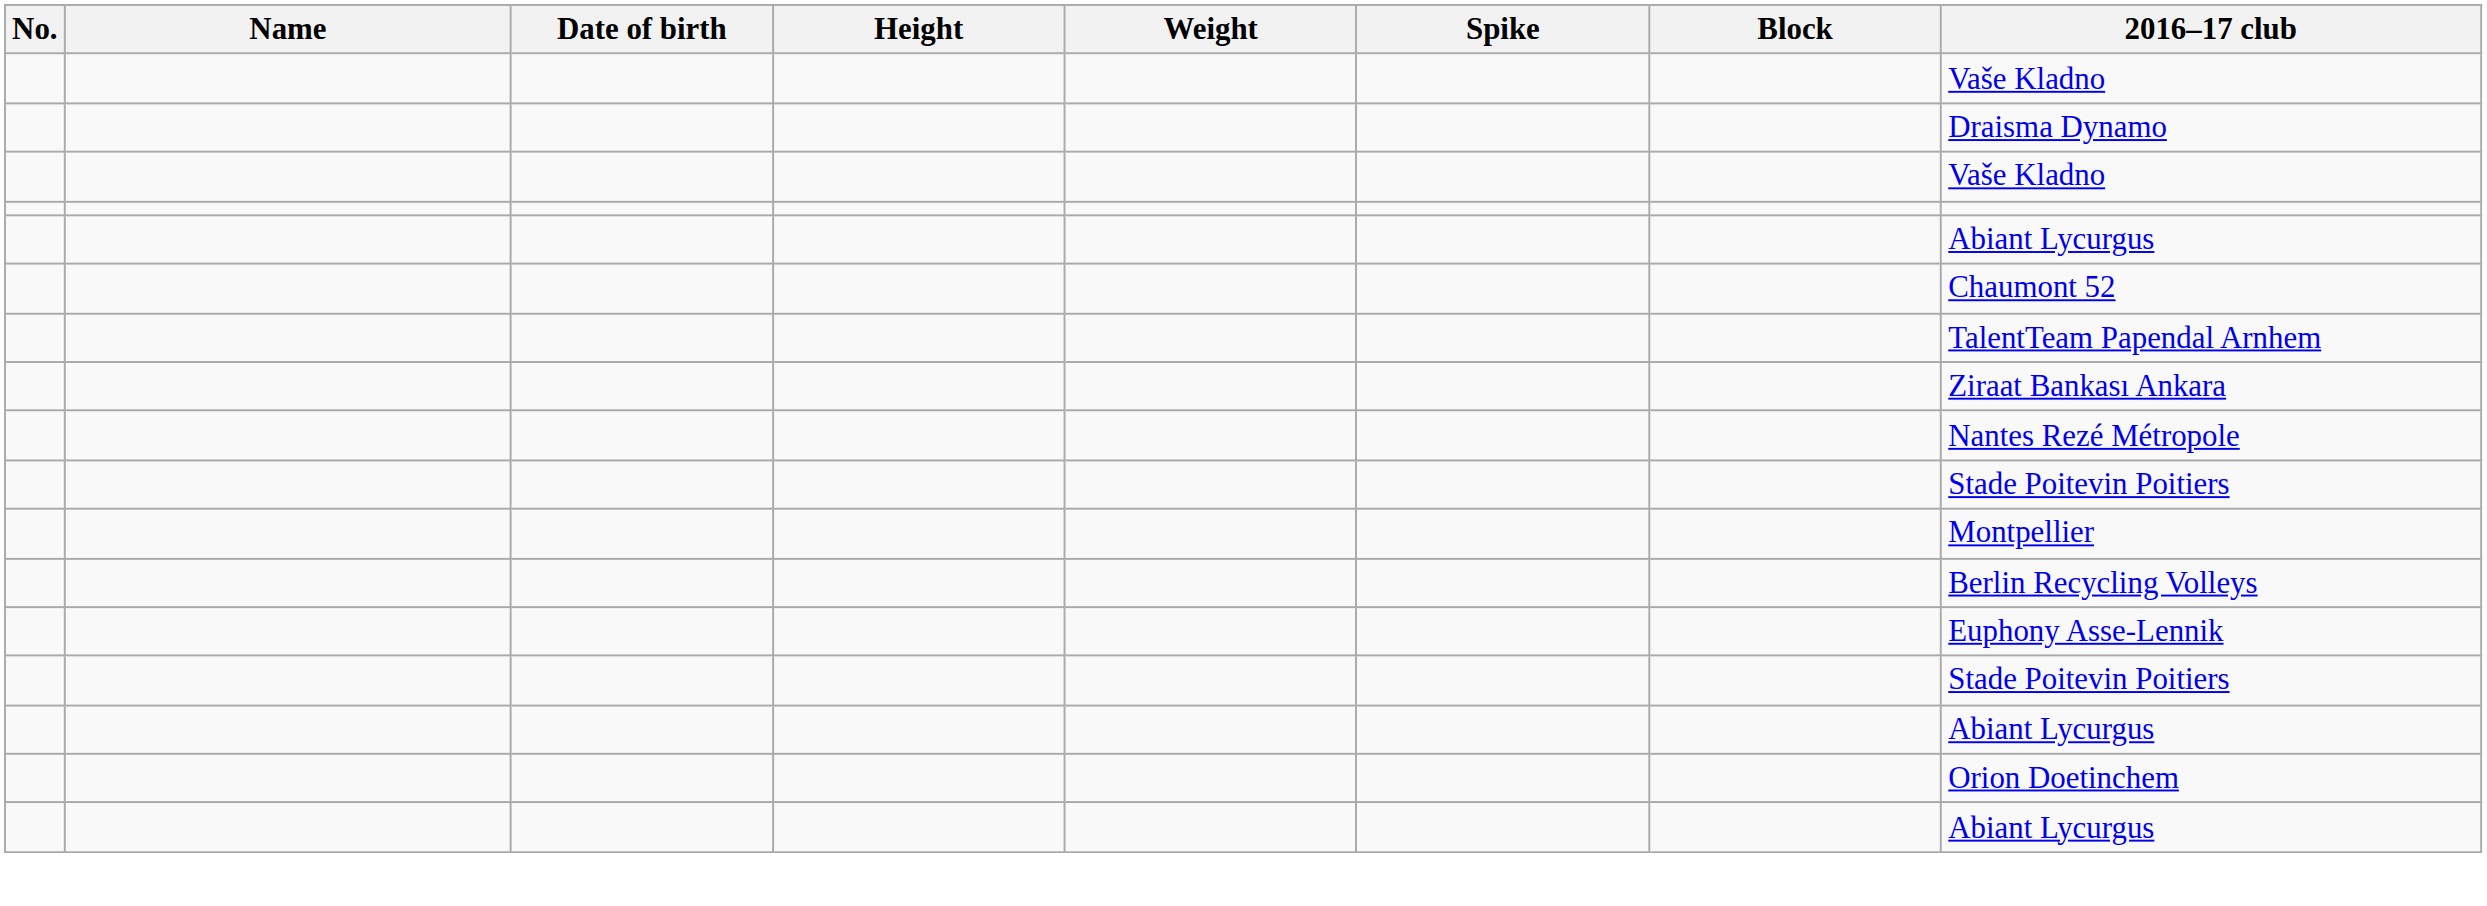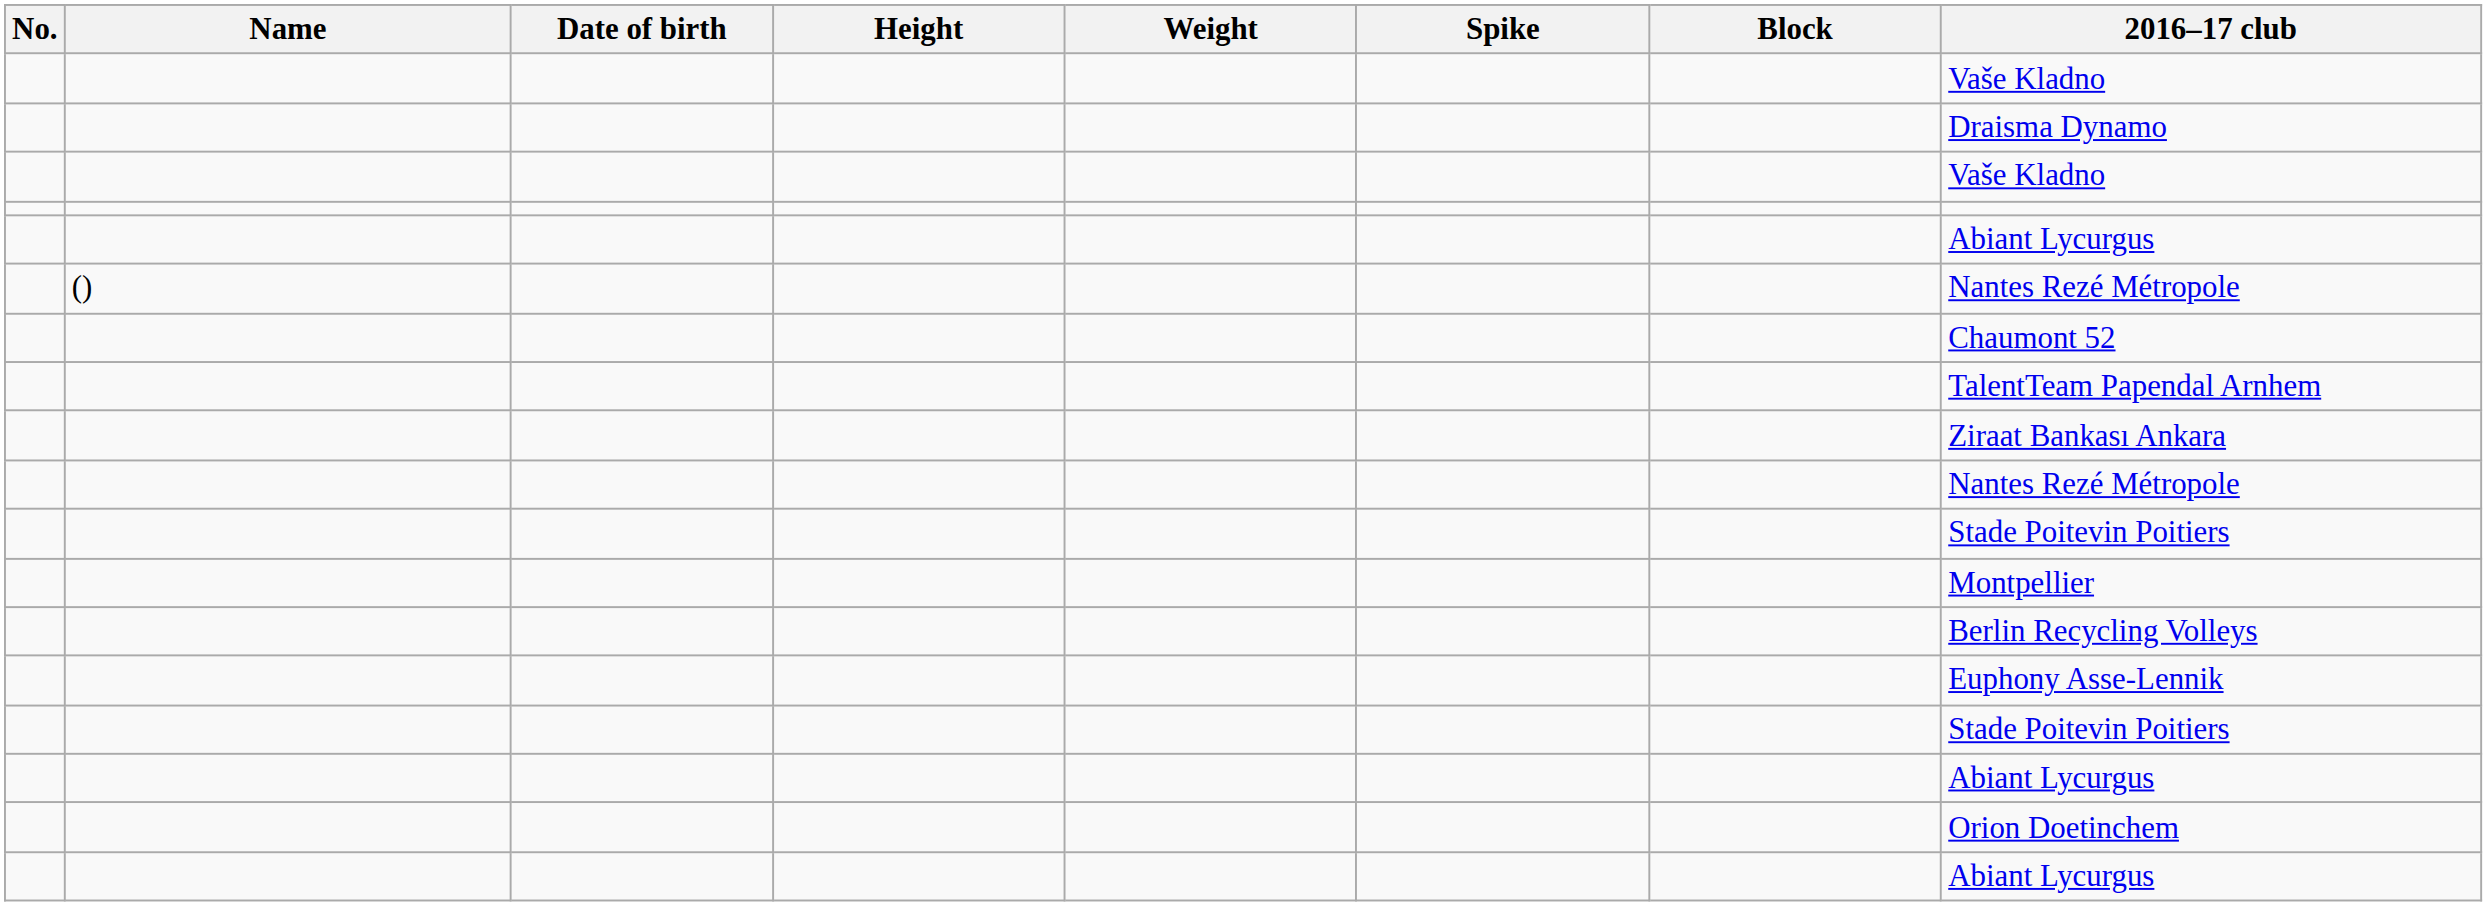+ row: (35, 289)
